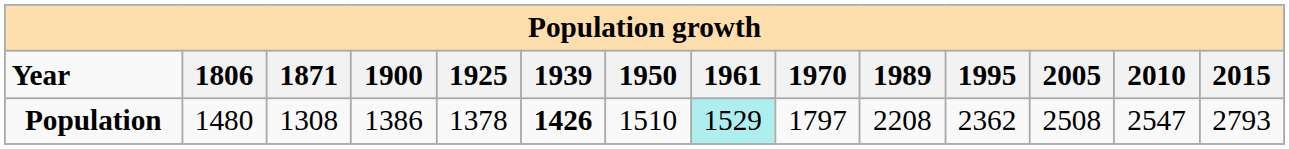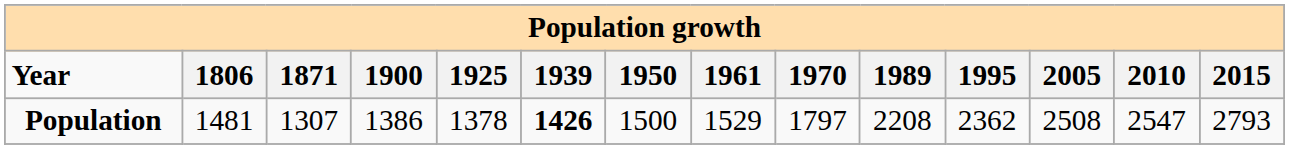(224, 120) 1480 -> (224, 120) 1481
(309, 120) 1308 -> (309, 120) 1307
(648, 120) 1510 -> (648, 120) 1500
(733, 120) paleturquoise background -> (733, 120) no background
